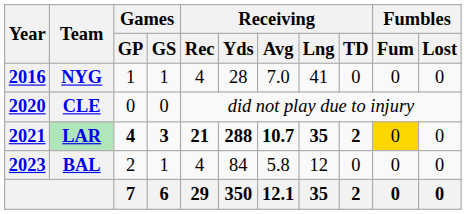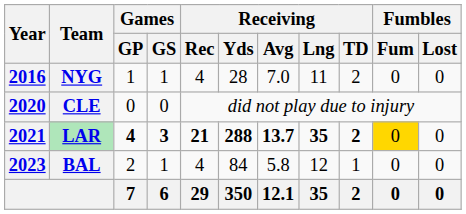(319, 77) 41 -> (319, 77) 11
(356, 77) 0 -> (356, 77) 2
(278, 135) 10.7 -> (278, 135) 13.7
(356, 164) 0 -> (356, 164) 1
